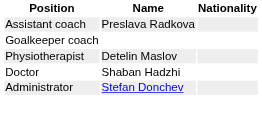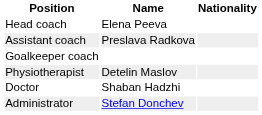+ row: (36, 24)
